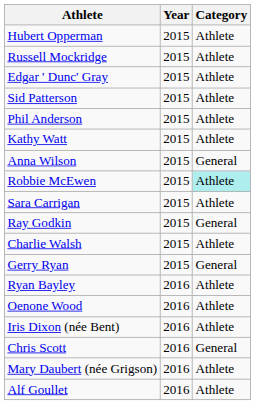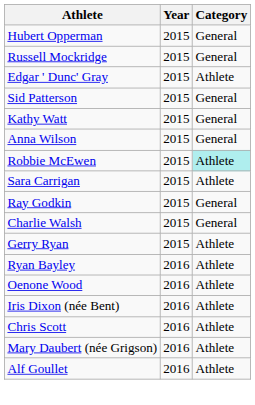(215, 35) Athlete -> (216, 35) General
(215, 56) Athlete -> (216, 56) General
(215, 98) Athlete -> (216, 98) General
- row: (45, 118)
(215, 139) Athlete -> (216, 118) General
(215, 243) Athlete -> (216, 222) General
(216, 264) General -> (215, 243) Athlete
(216, 347) General -> (215, 327) Athlete
